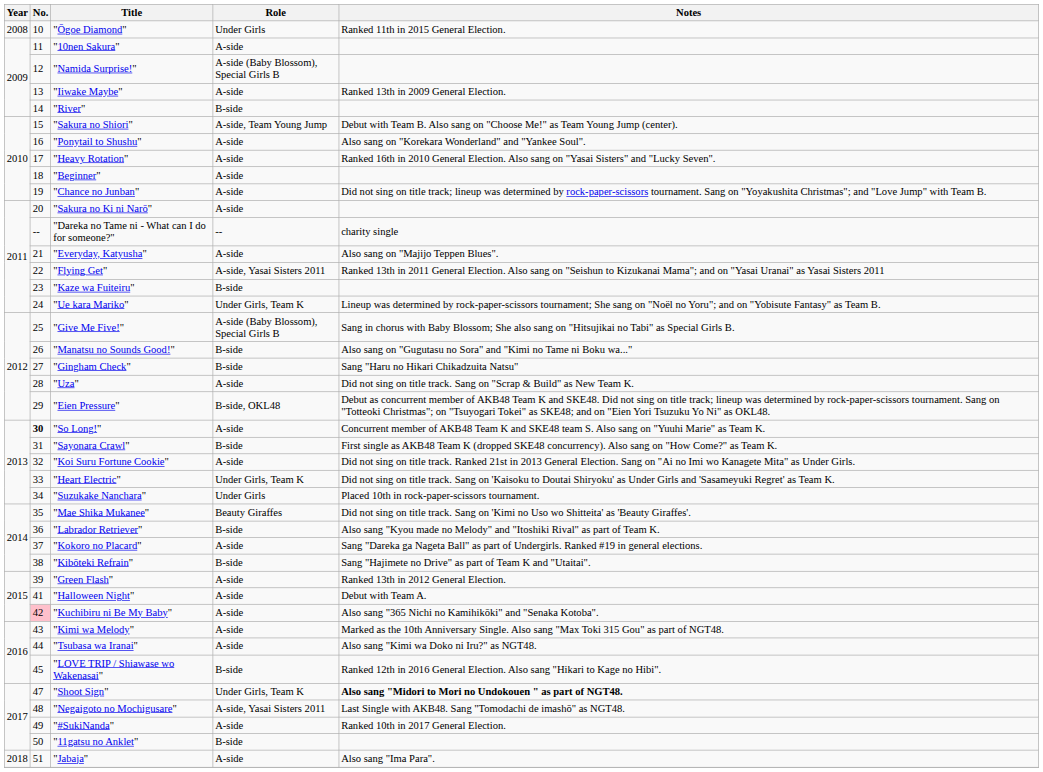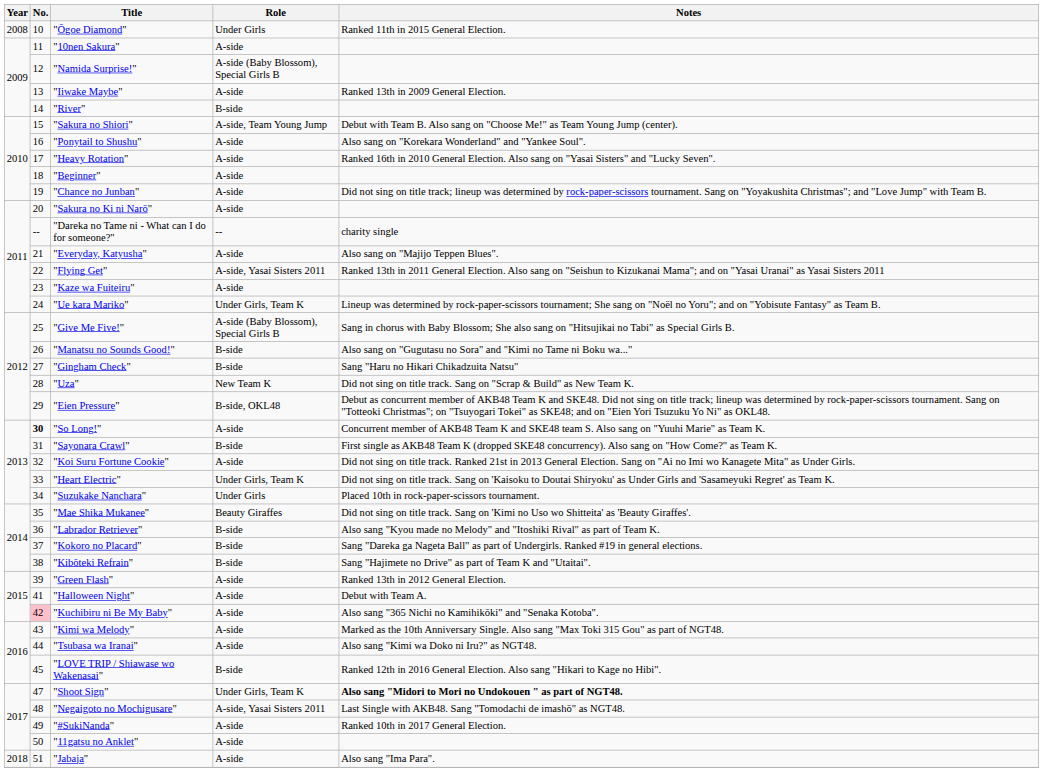(229, 287) B-side -> (229, 287) A-side
(229, 383) A-side -> (243, 383) New Team K
(229, 546) A-side -> (229, 546) B-side
(229, 742) B-side -> (229, 742) A-side
